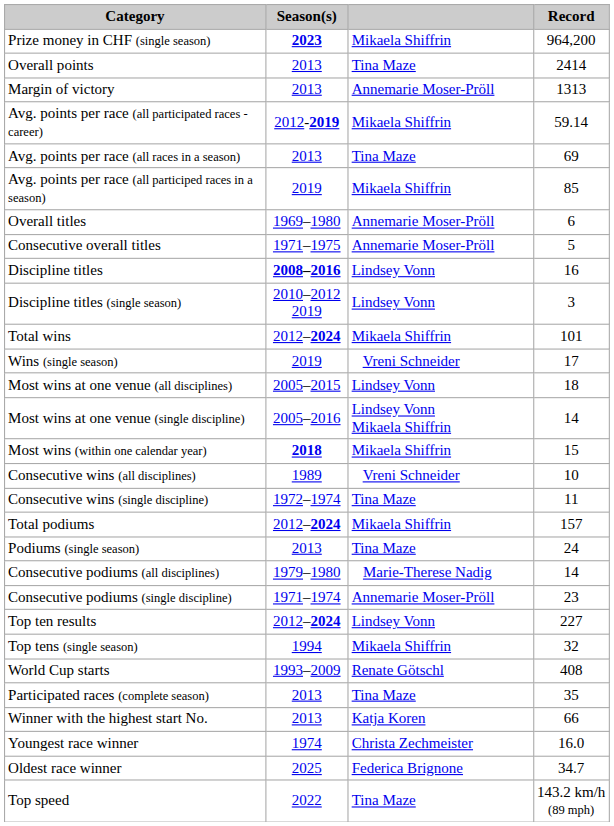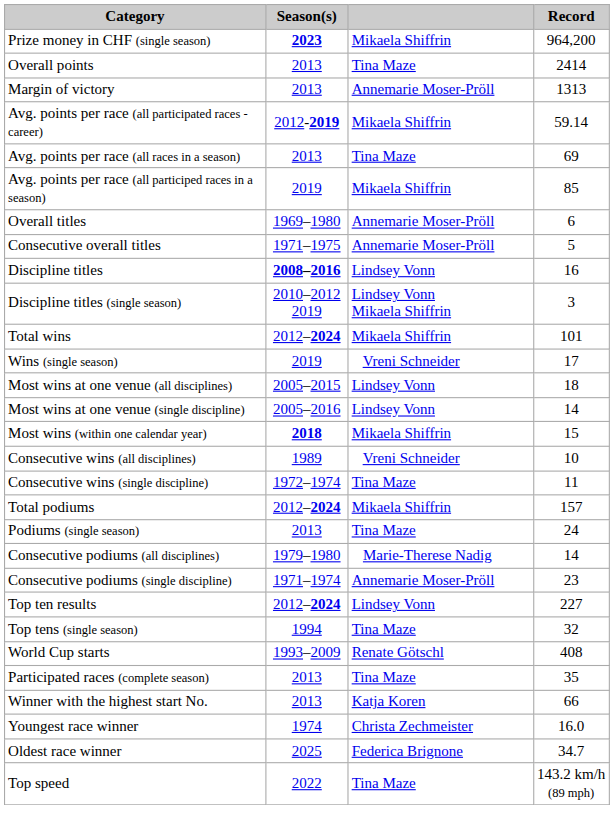(393, 303) Lindsey Vonn -> (401, 303) Lindsey Vonn Mikaela Shiffrin
(401, 418) Lindsey Vonn Mikaela Shiffrin -> (393, 409) Lindsey Vonn
(401, 646) Mikaela Shiffrin -> (384, 628) Tina Maze
